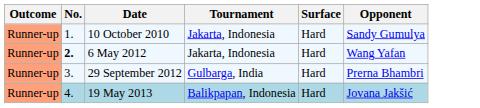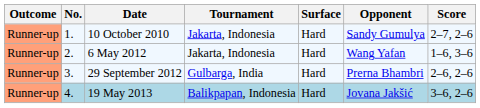+ column: (452, 13)
(69, 53) bold -> (69, 53) normal
